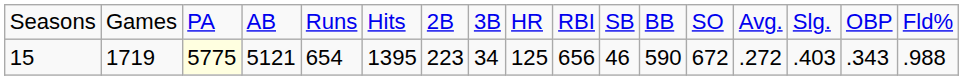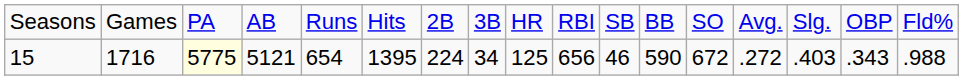(130, 57) 1719 -> (130, 57) 1716
(445, 57) 223 -> (445, 57) 224
